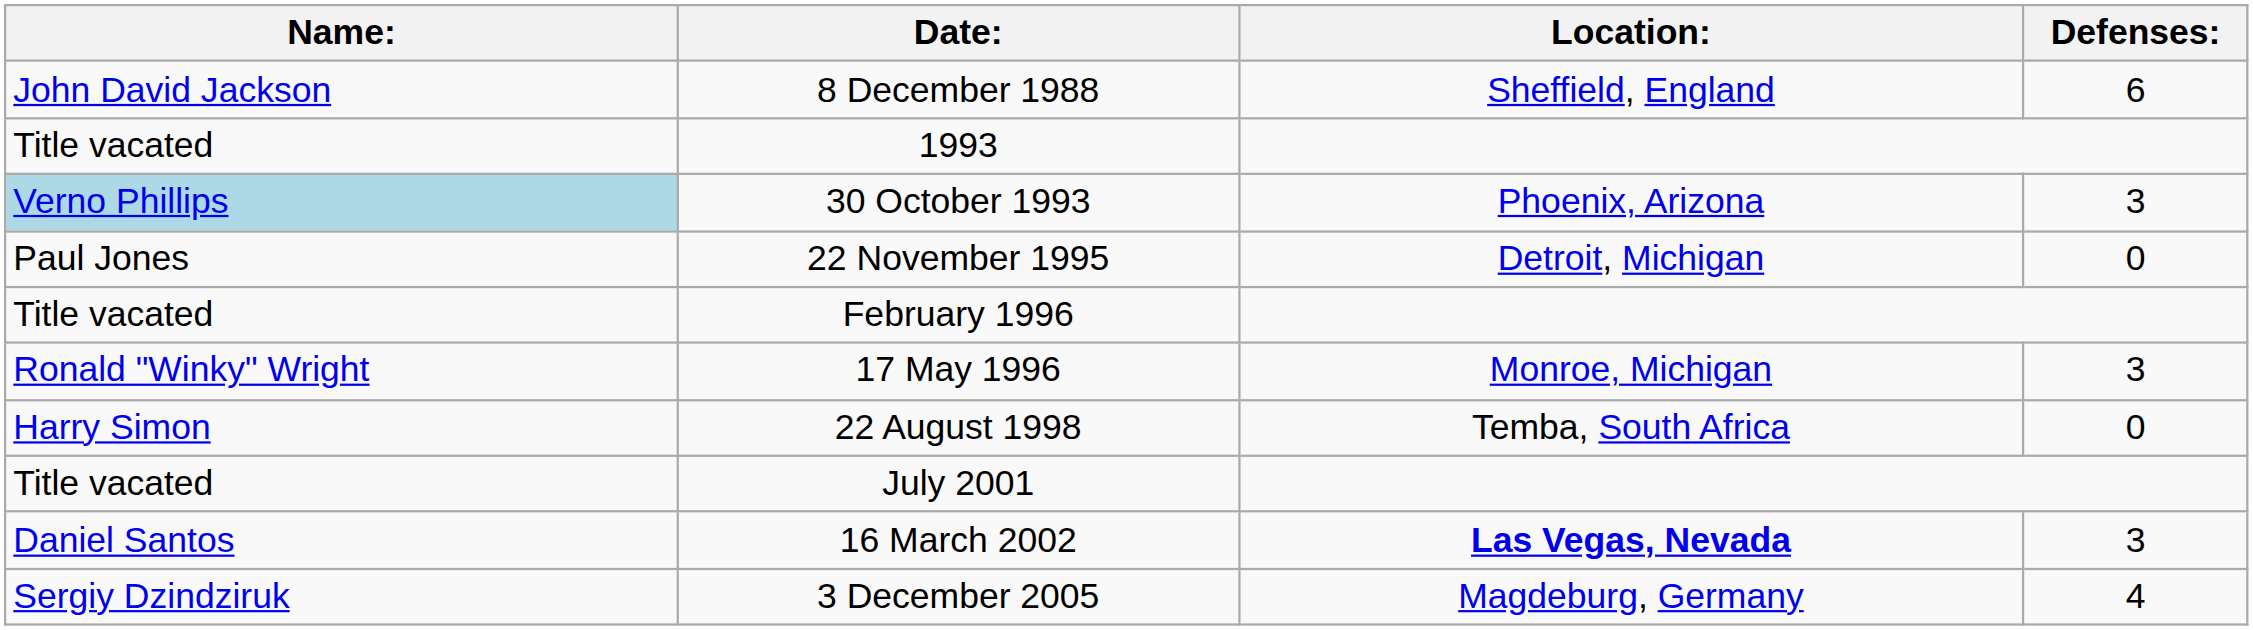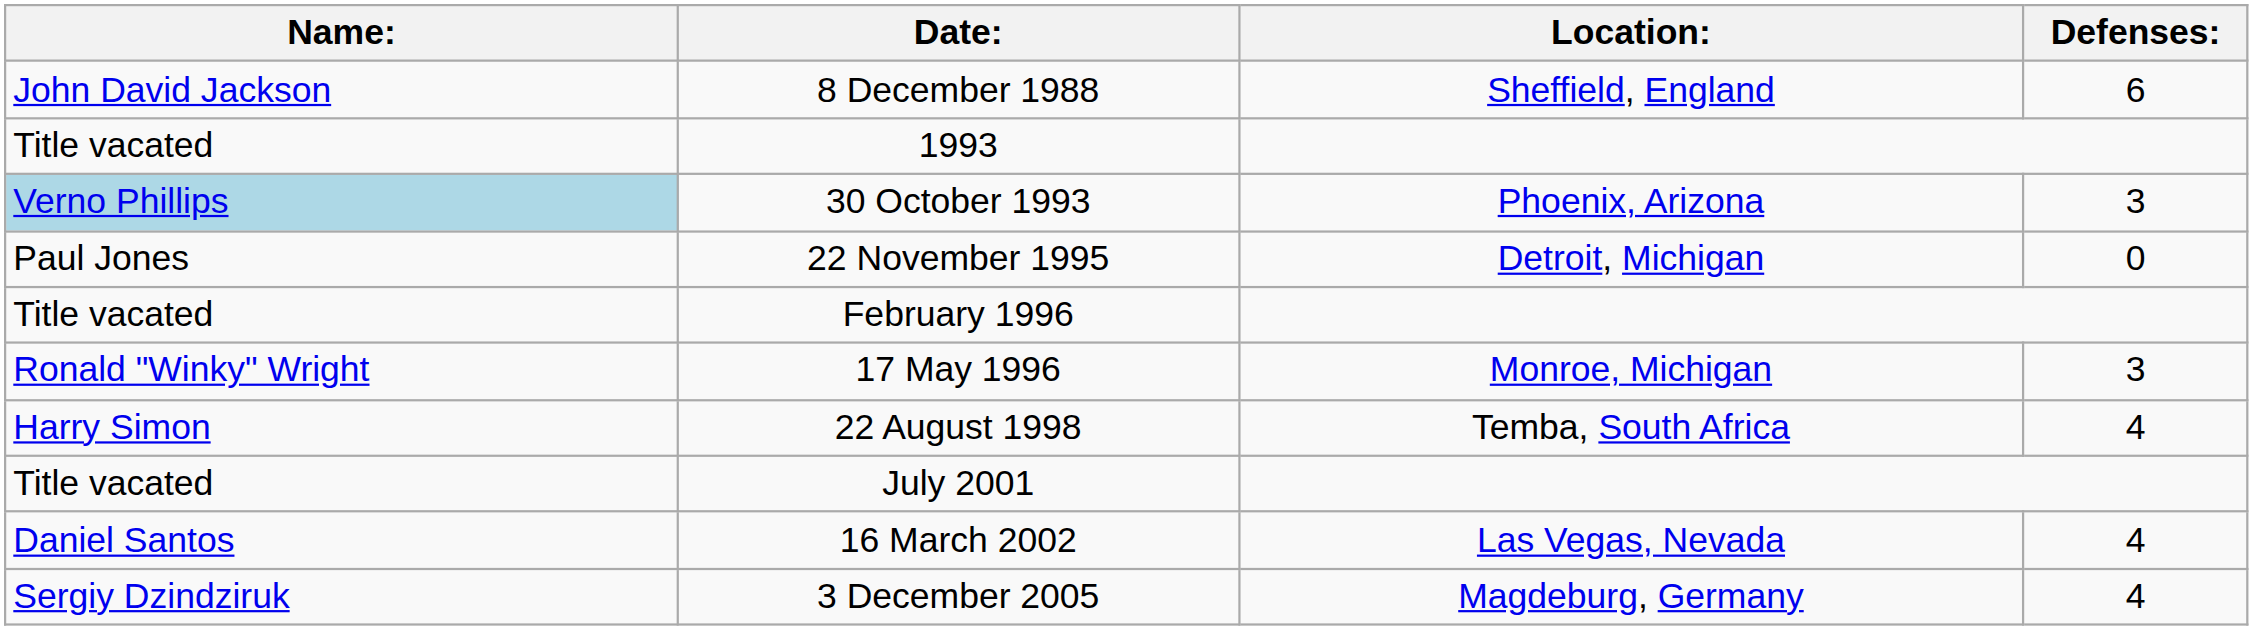(2136, 426) 0 -> (2136, 426) 4
(1631, 539) bold -> (1631, 539) normal
(2136, 539) 3 -> (2136, 539) 4
